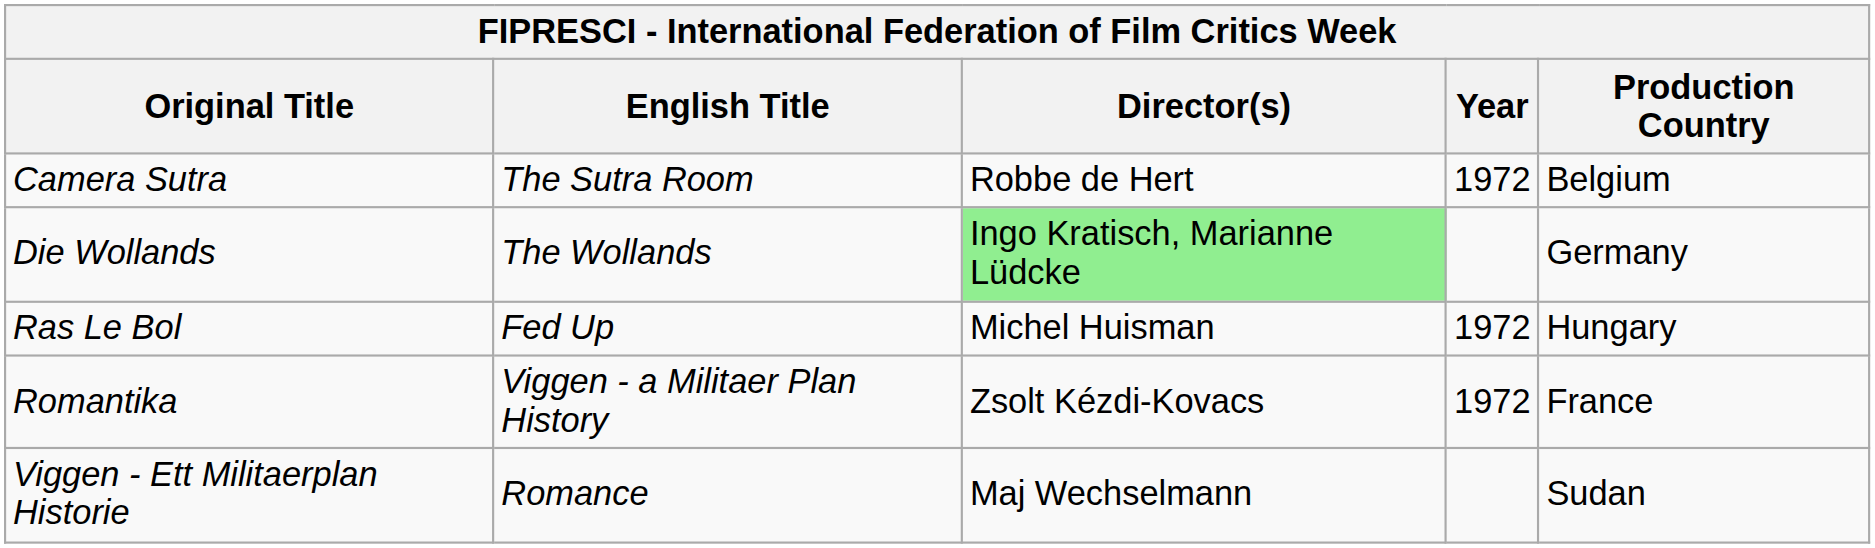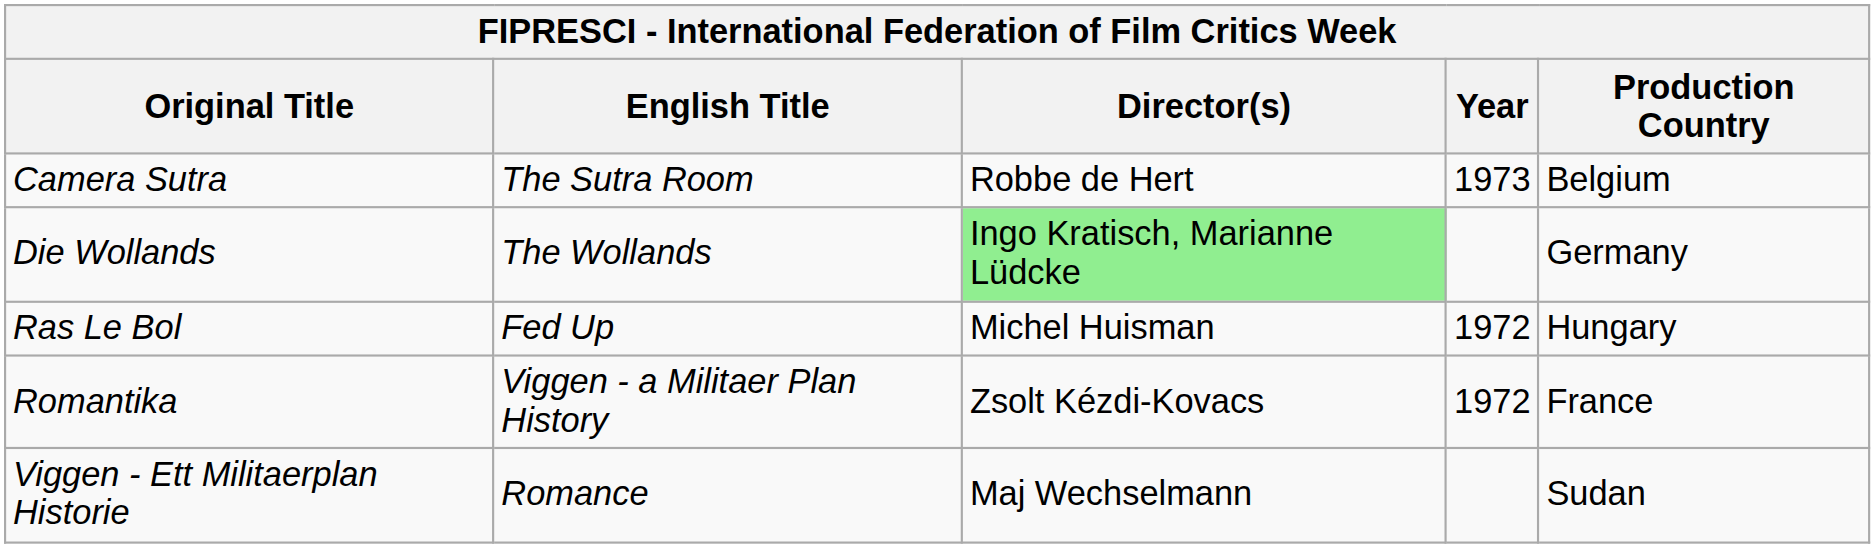(1492, 179) 1972 -> (1492, 179) 1973
